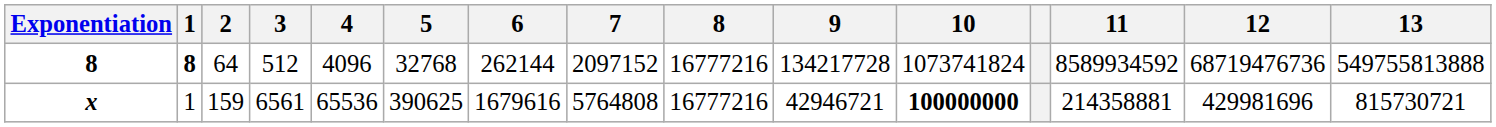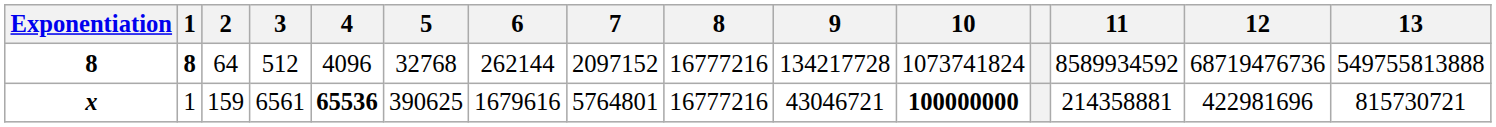(347, 102) normal -> (347, 102) bold
(615, 102) 5764808 -> (615, 102) 5764801
(835, 102) 42946721 -> (835, 102) 43046721
(1258, 102) 429981696 -> (1258, 102) 422981696
